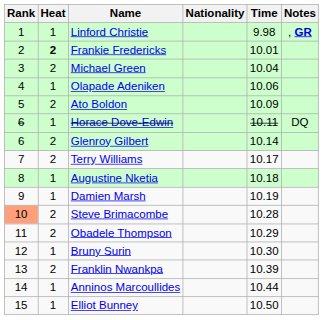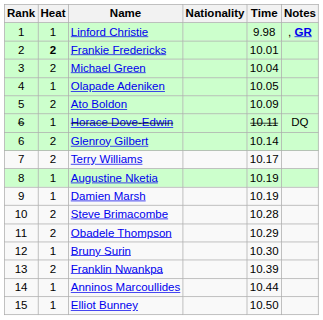(264, 86) 10.06 -> (264, 86) 10.05
(264, 178) 10.18 -> (264, 178) 10.19
(21, 214) lightsalmon background -> (21, 214) no background
